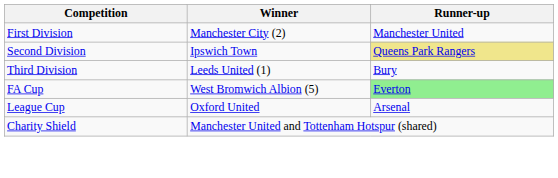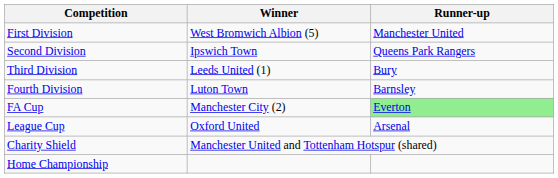(238, 32) Manchester City (2) -> (254, 32) West Bromwich Albion (5)
(424, 51) khaki background -> (424, 51) no background
+ row: (45, 88)
(254, 88) West Bromwich Albion (5) -> (238, 107) Manchester City (2)
+ row: (58, 164)
